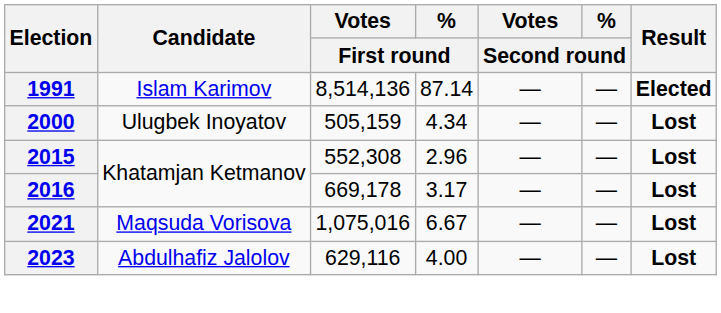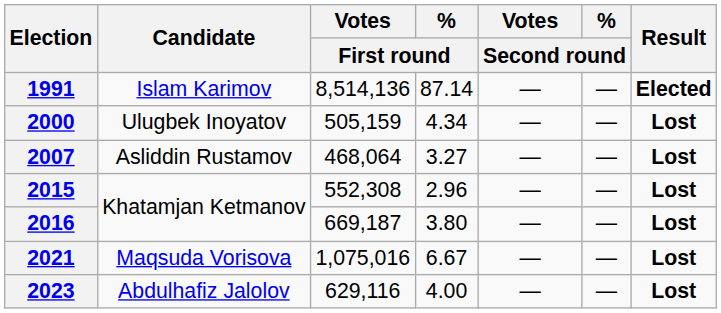+ row: (51, 156)
(363, 190) 669,178 -> (363, 223) 669,187
(447, 190) 3.17 -> (447, 223) 3.80
